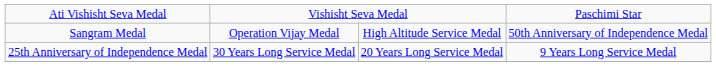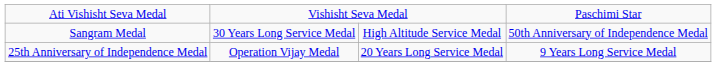(284, 33) Operation Vijay Medal -> (284, 33) 30 Years Long Service Medal
(284, 52) 30 Years Long Service Medal -> (284, 52) Operation Vijay Medal
